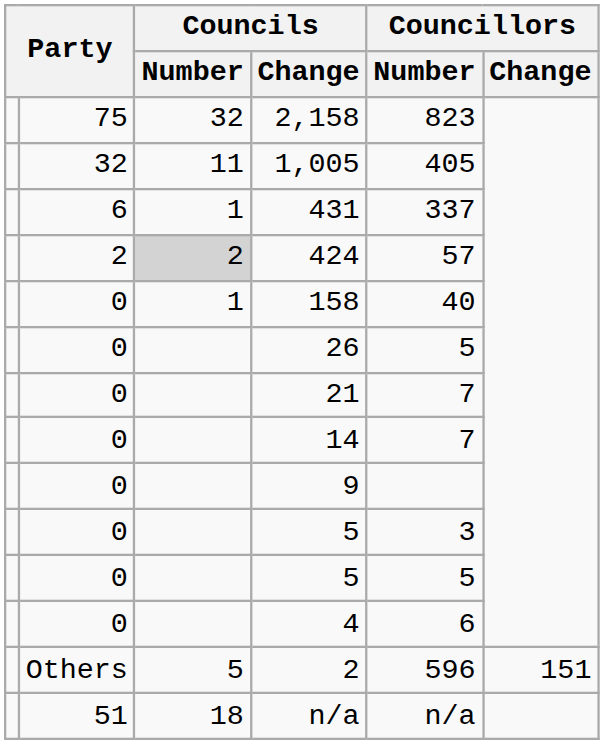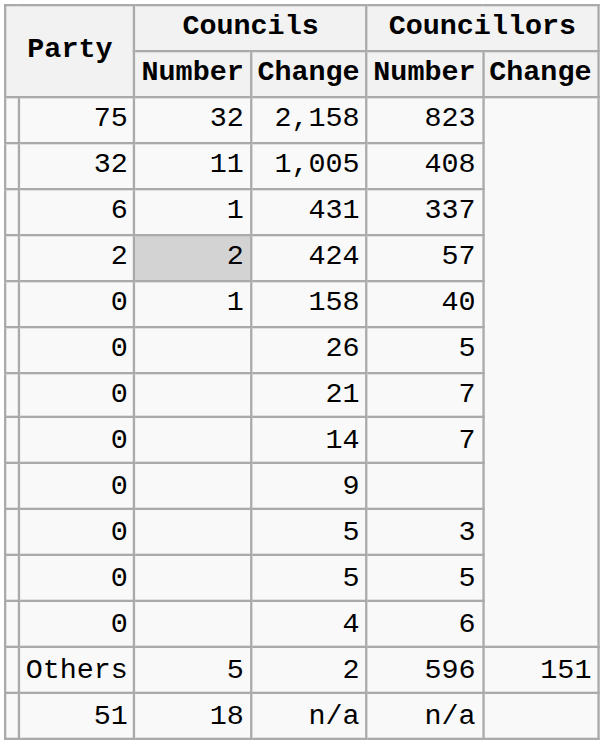(450, 166) 405 -> (450, 166) 408
